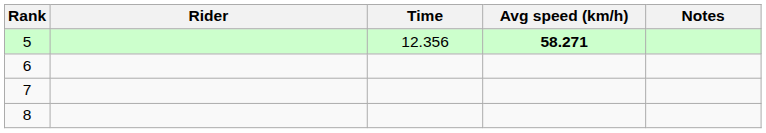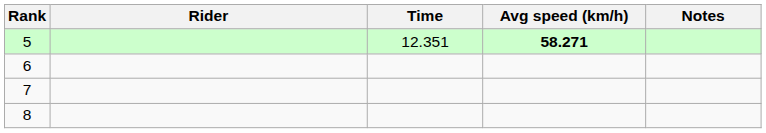(425, 41) 12.356 -> (425, 41) 12.351
